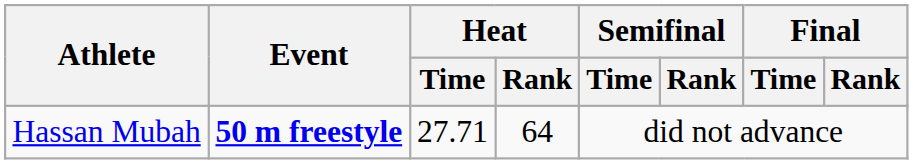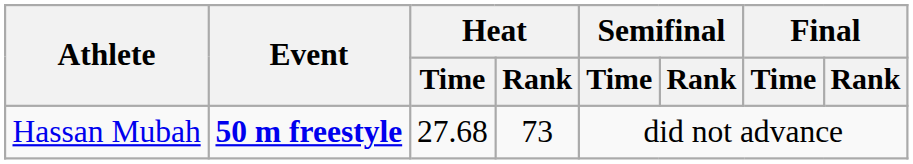(452, 132) 27.71 -> (452, 132) 27.68
(537, 132) 64 -> (537, 132) 73
